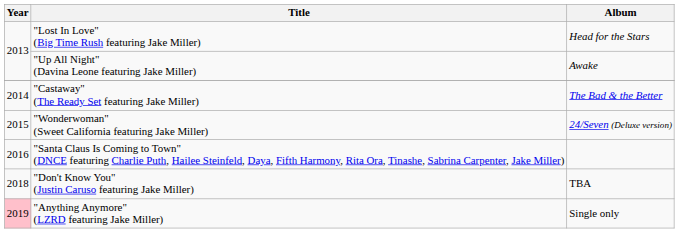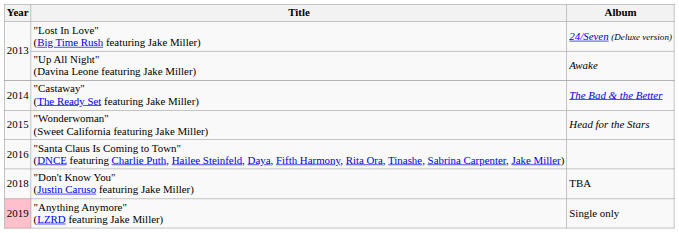(609, 36) Head for the Stars -> (621, 36) 24/Seven (Deluxe version)
(621, 124) 24/Seven (Deluxe version) -> (609, 124) Head for the Stars
